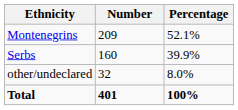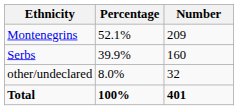columns swapped: (130, 14) <-> (199, 14)
